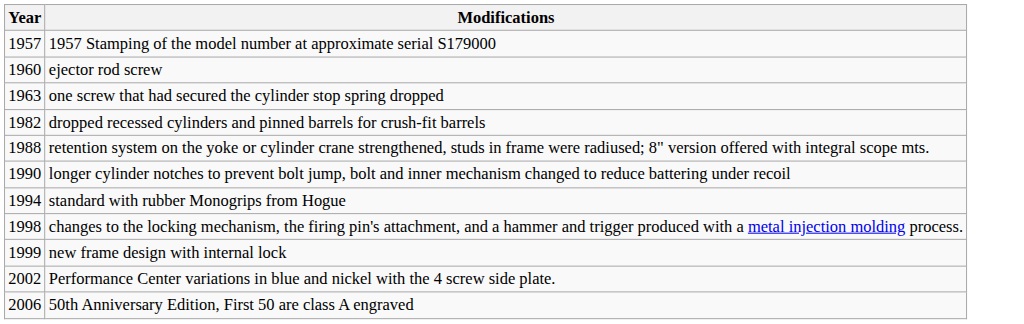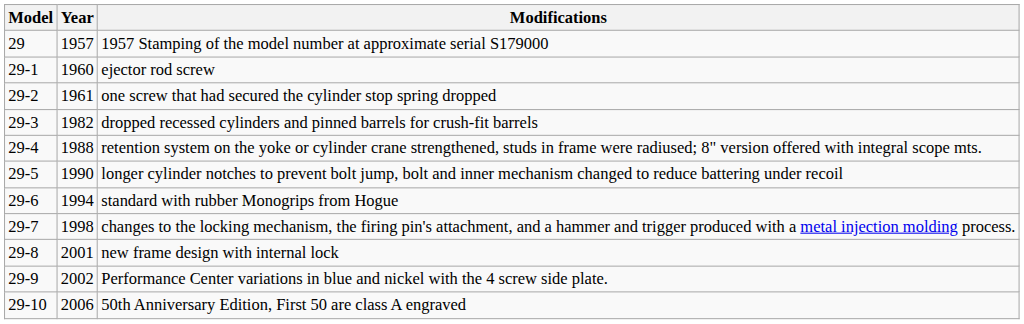+ column: (31, 17)
(25, 95) 1963 -> (77, 95) 1961
(25, 252) 1999 -> (77, 252) 2001
